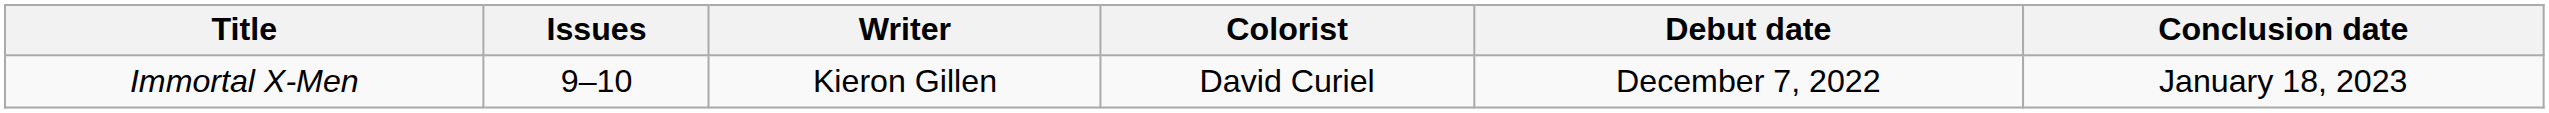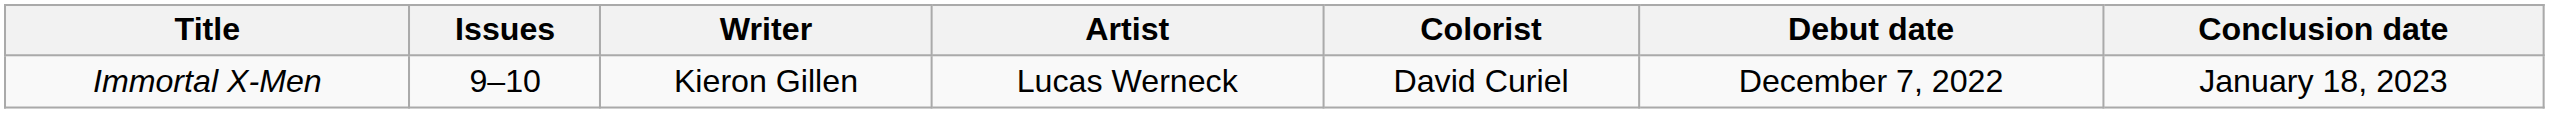+ column: (1127, 30)
